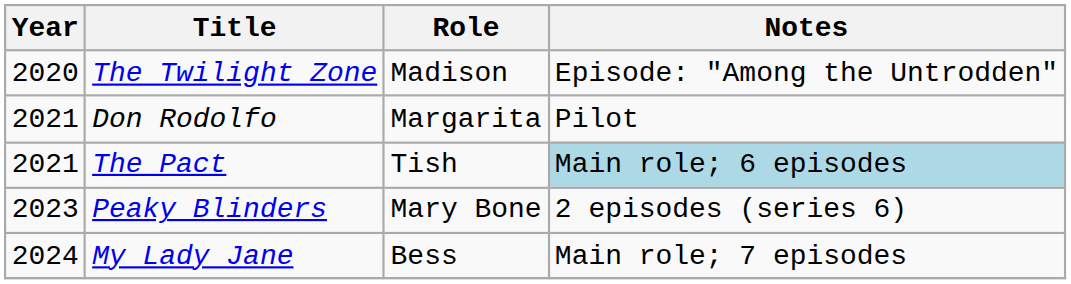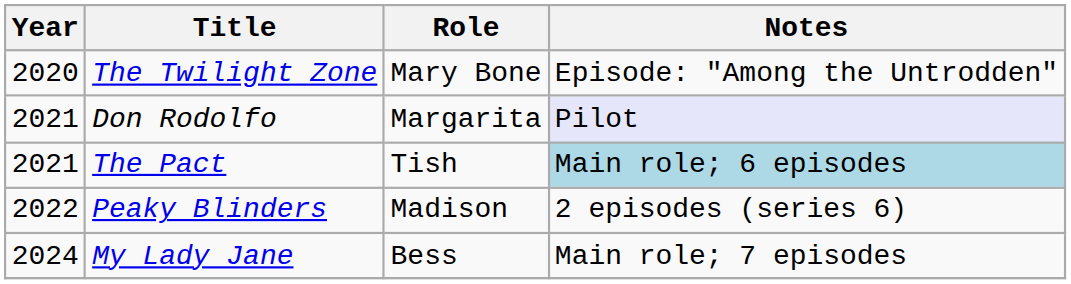(449, 73) Madison -> (466, 73) Mary Bone
(597, 119) no background -> (597, 119) lavender background
(45, 210) 2023 -> (45, 210) 2022
(466, 210) Mary Bone -> (449, 210) Madison
